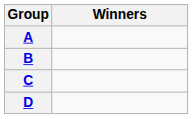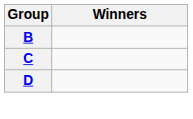- row: (28, 37)
